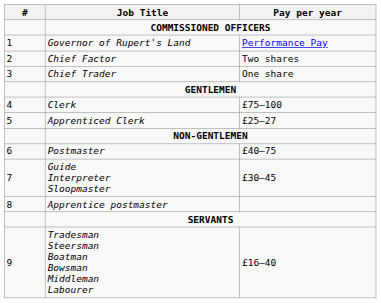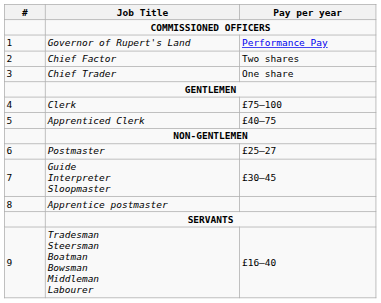(259, 120) £25–27 -> (259, 120) £40–75
(259, 151) £40–75 -> (259, 151) £25–27
